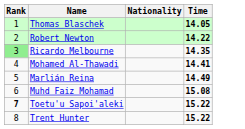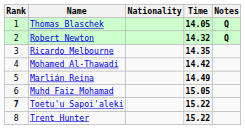+ column: (227, 11)
(198, 38) 14.22 -> (198, 38) 14.32
(16, 51) lightgreen background -> (16, 51) no background
(198, 64) 14.41 -> (198, 64) 14.42
(198, 91) 15.08 -> (198, 91) 15.05
